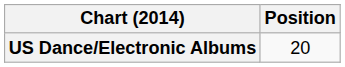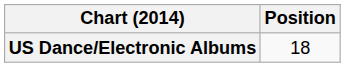(300, 47) 20 -> (300, 47) 18
